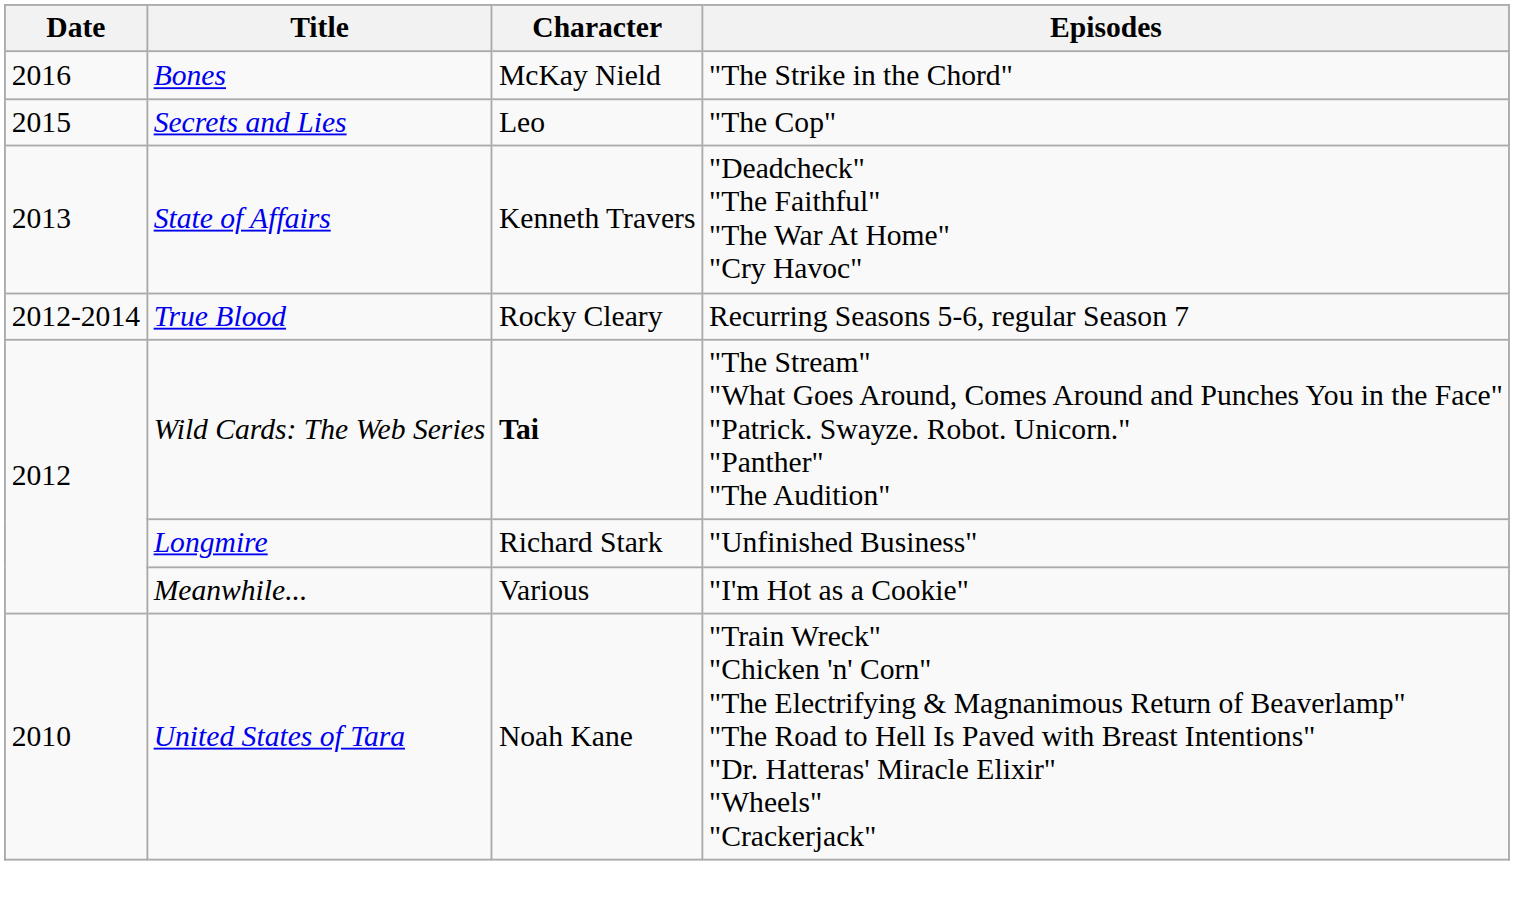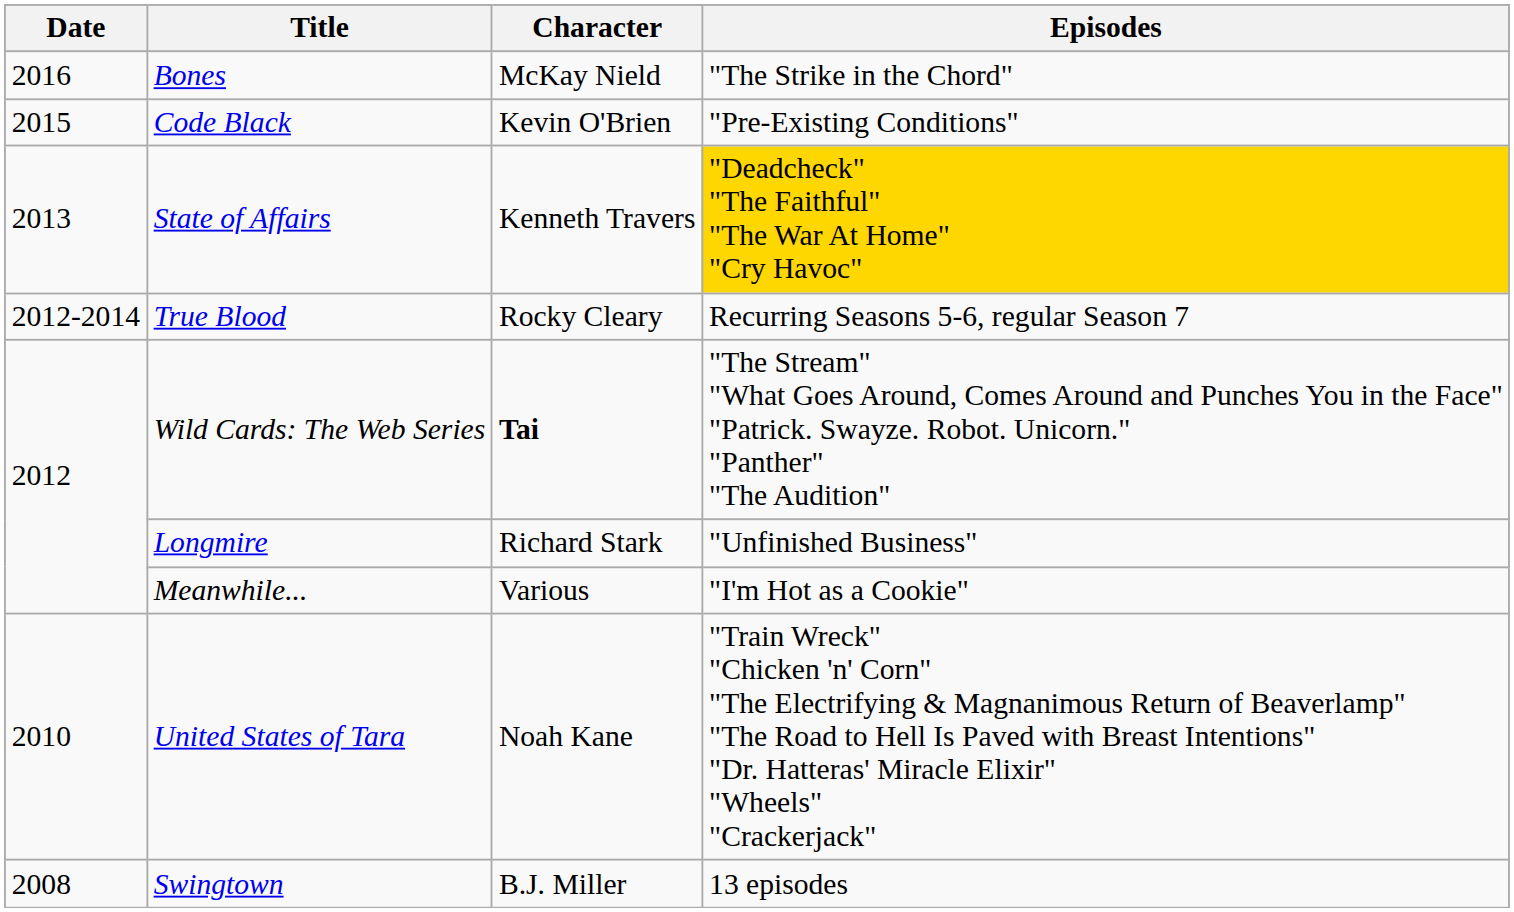+ row: (222, 121)
- row: (250, 121)
(829, 218) no background -> (829, 218) gold background
+ row: (219, 883)
